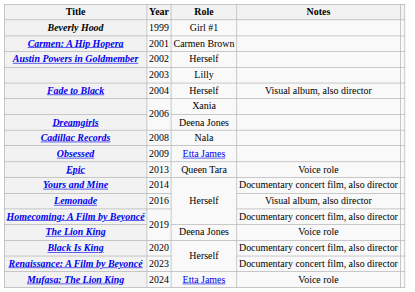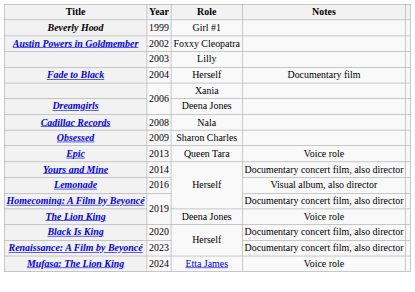- row: (76, 43)
(204, 59) Herself -> (207, 43) Foxxy Cleopatra
(318, 91) Visual album, also director -> (324, 75) Documentary film
(204, 153) Etta James -> (207, 138) Sharon Charles
